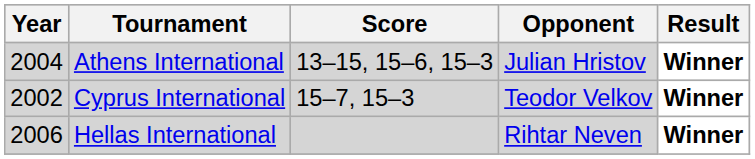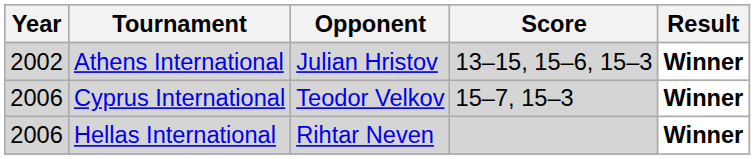columns swapped: (578, 24) <-> (395, 24)
(37, 61) 2004 -> (37, 61) 2002
(37, 98) 2002 -> (37, 98) 2006
